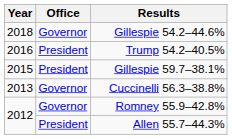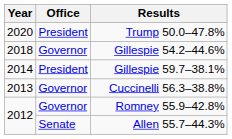+ row: (175, 32)
- row: (175, 50)
(20, 69) 2015 -> (20, 69) 2014
(63, 124) President -> (57, 124) Senate
